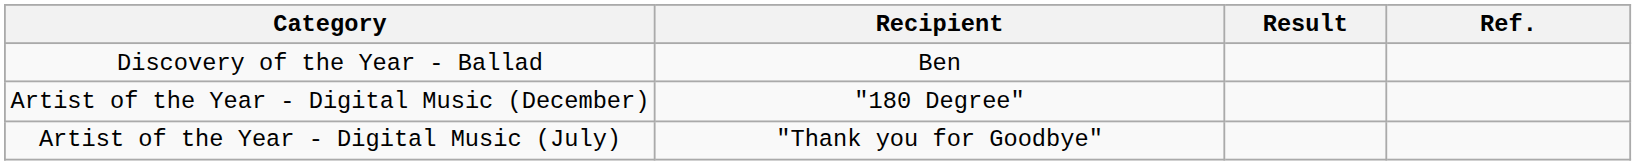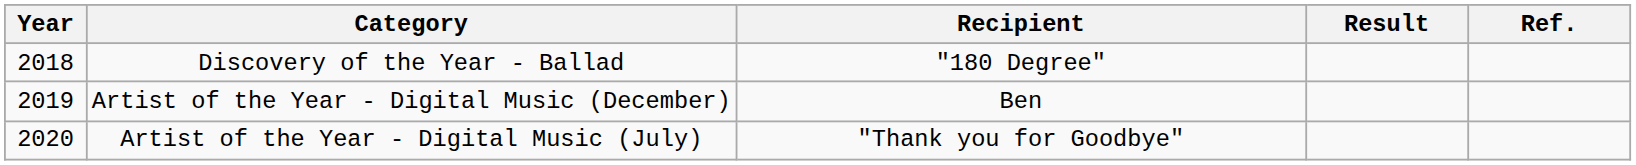+ column: (46, 24)
(940, 63) Ben -> (1021, 63) "180 Degree"
(940, 101) "180 Degree" -> (1021, 101) Ben
